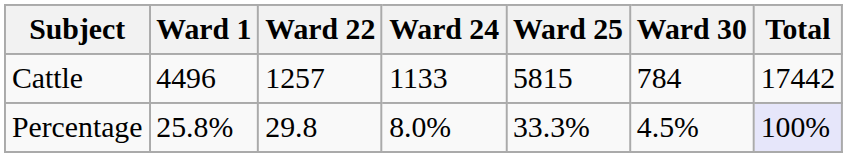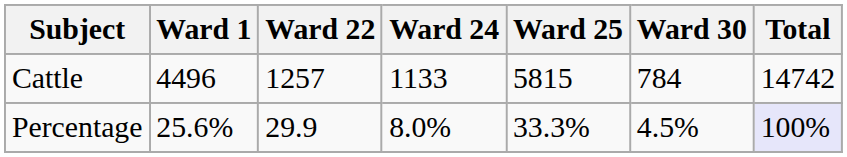(798, 78) 17442 -> (798, 78) 14742
(195, 127) 25.8% -> (195, 127) 25.6%
(291, 127) 29.8 -> (291, 127) 29.9
